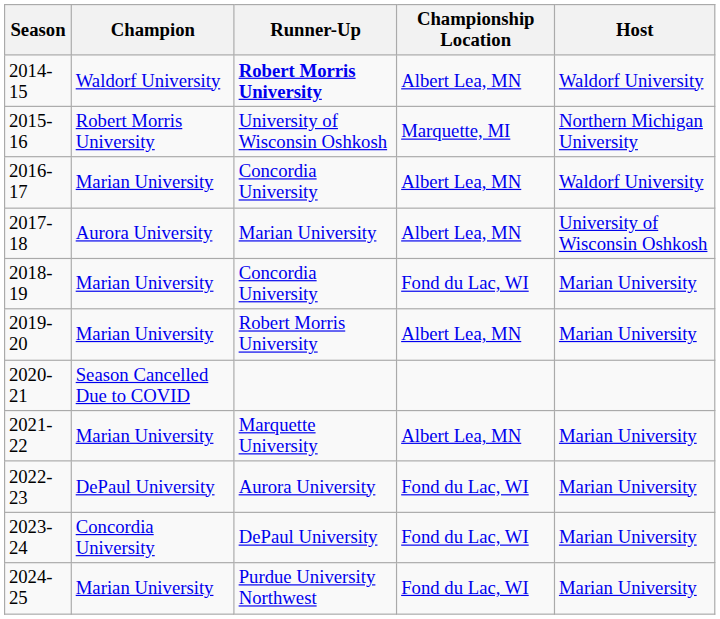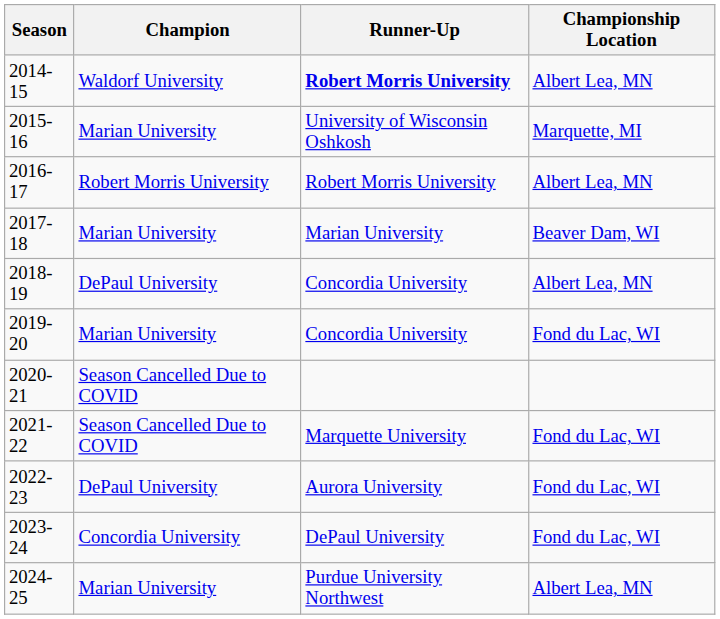- column: (635, 29)
(129, 131) Robert Morris University -> (147, 131) Marian University
(145, 182) Marian University -> (174, 182) Robert Morris University
(278, 182) Concordia University -> (401, 182) Robert Morris University
(144, 232) Aurora University -> (147, 232) Marian University
(461, 232) Albert Lea, MN -> (596, 232) Beaver Dam, WI
(145, 283) Marian University -> (148, 283) DePaul University
(465, 283) Fond du Lac, WI -> (593, 283) Albert Lea, MN
(292, 334) Robert Morris University -> (386, 334) Concordia University
(461, 334) Albert Lea, MN -> (596, 334) Fond du Lac, WI
(145, 435) Marian University -> (172, 435) Season Cancelled Due to COVID
(461, 435) Albert Lea, MN -> (596, 435) Fond du Lac, WI
(465, 588) Fond du Lac, WI -> (593, 588) Albert Lea, MN
